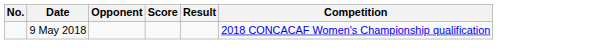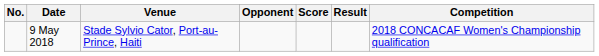+ column: (160, 13)
